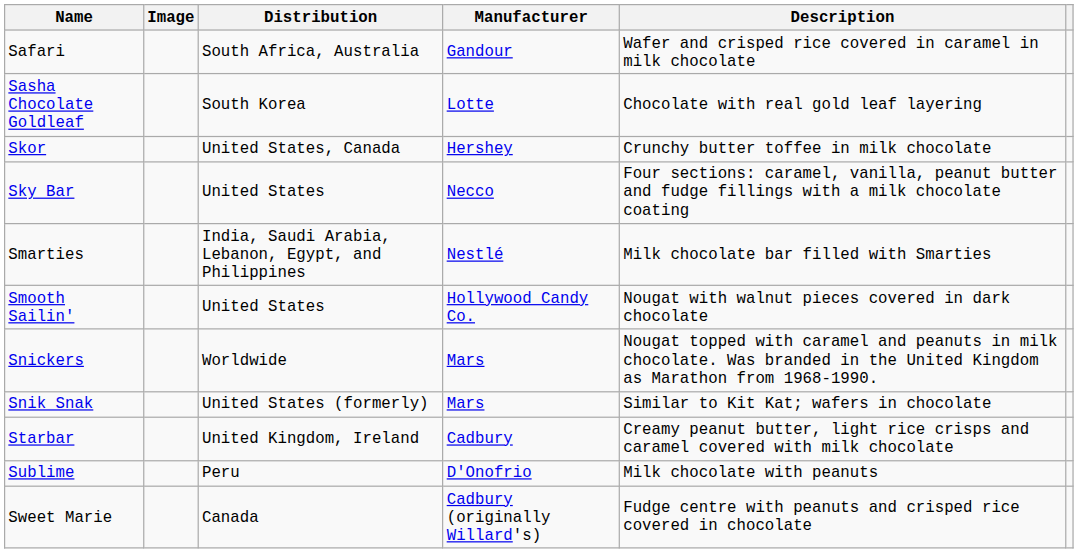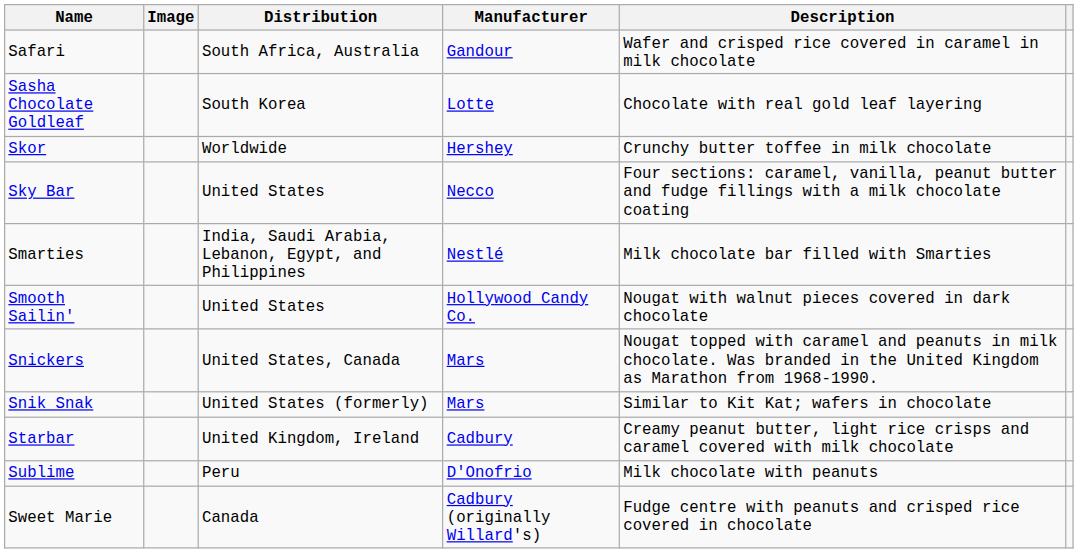(301, 149) United States, Canada -> (244, 149) Worldwide
(244, 360) Worldwide -> (301, 360) United States, Canada
